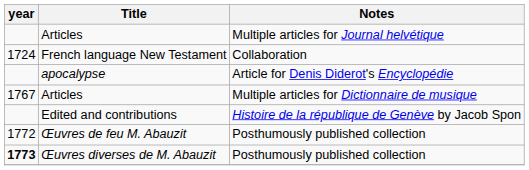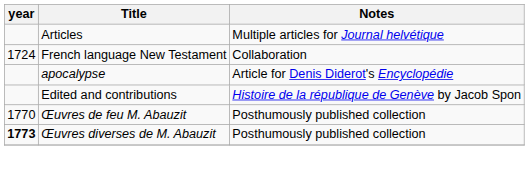- row: (62, 94)
(21, 134) 1772 -> (21, 114) 1770
